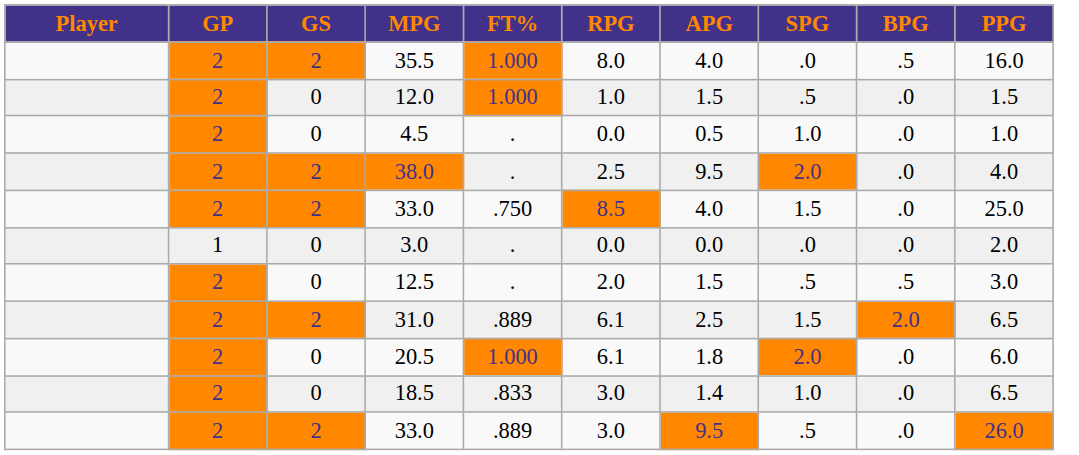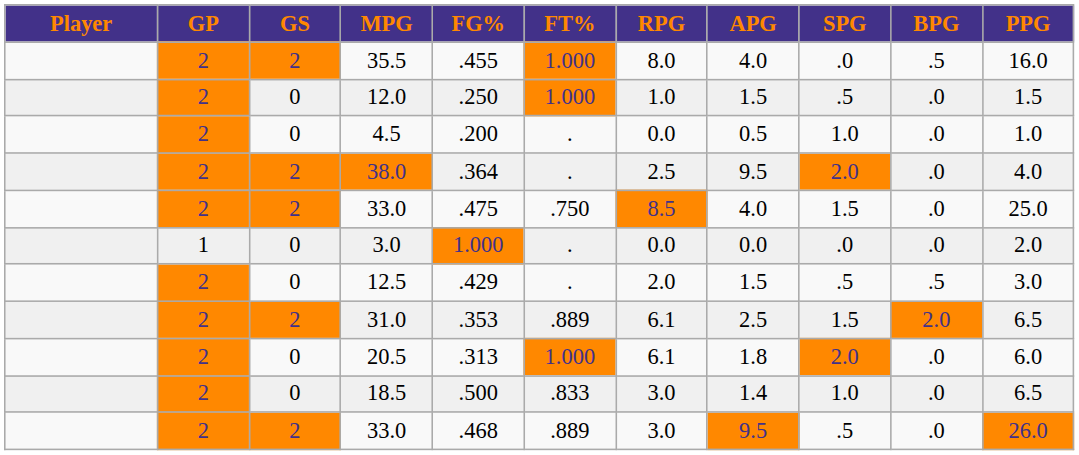+ column: (478, 23)
